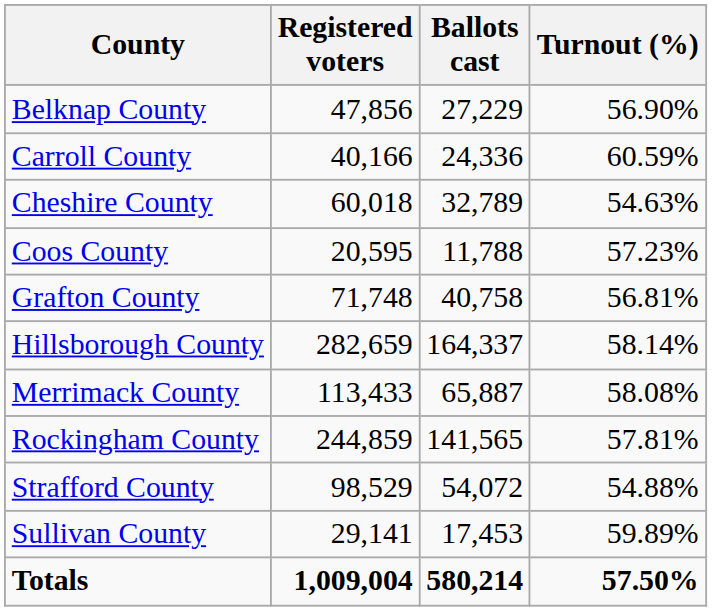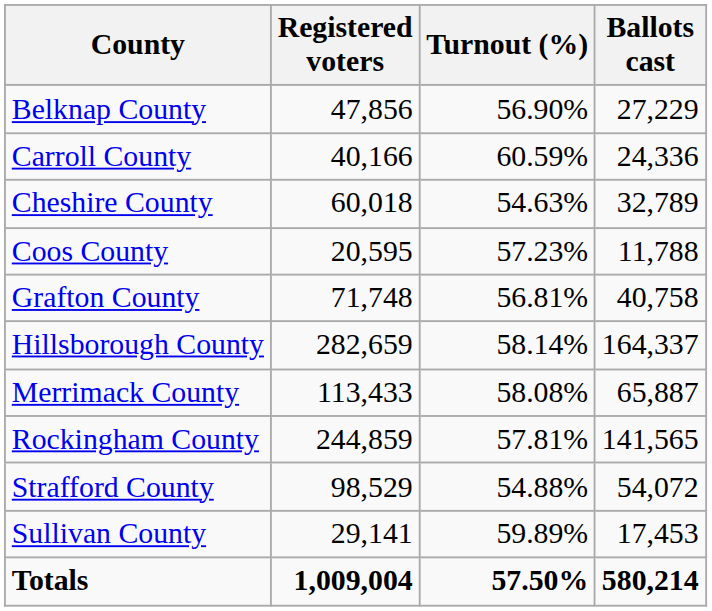columns swapped: (475, 44) <-> (618, 44)
